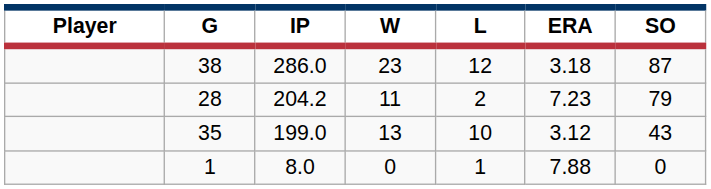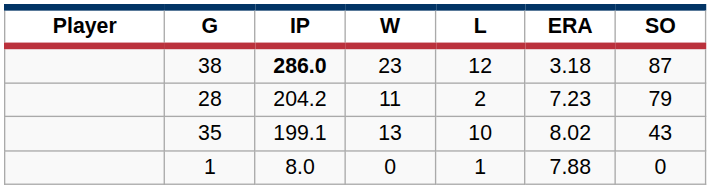(300, 65) normal -> (300, 65) bold
(300, 133) 199.0 -> (300, 133) 199.1
(570, 133) 3.12 -> (570, 133) 8.02
